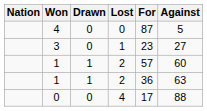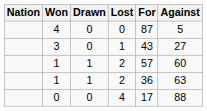(147, 47) 23 -> (147, 47) 43
